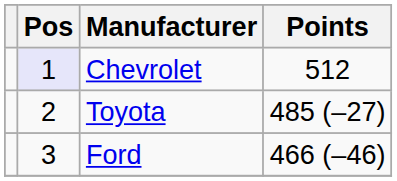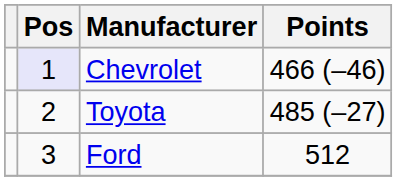(328, 69) 512 -> (328, 69) 466 (–46)
(328, 155) 466 (–46) -> (328, 155) 512
